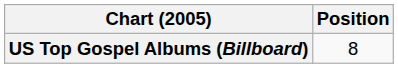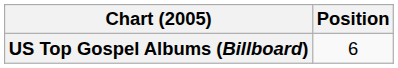(353, 48) 8 -> (353, 48) 6
